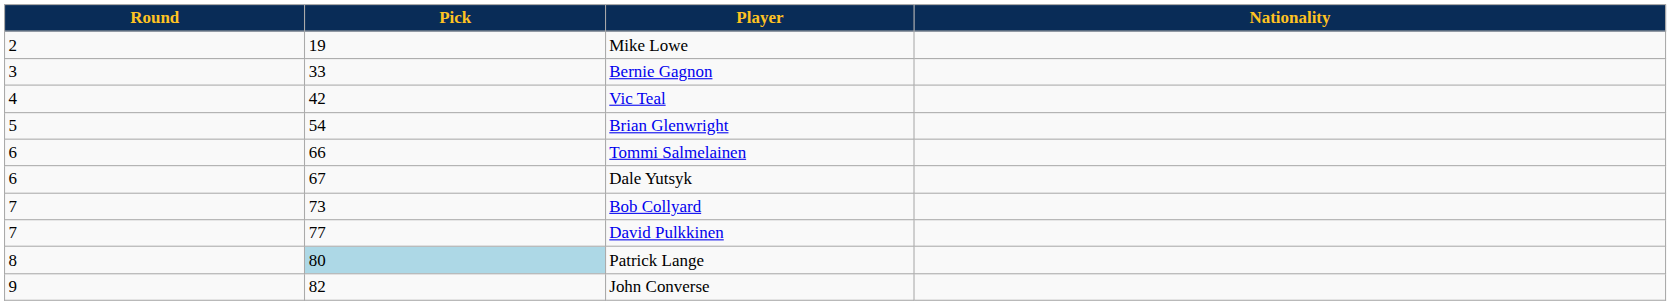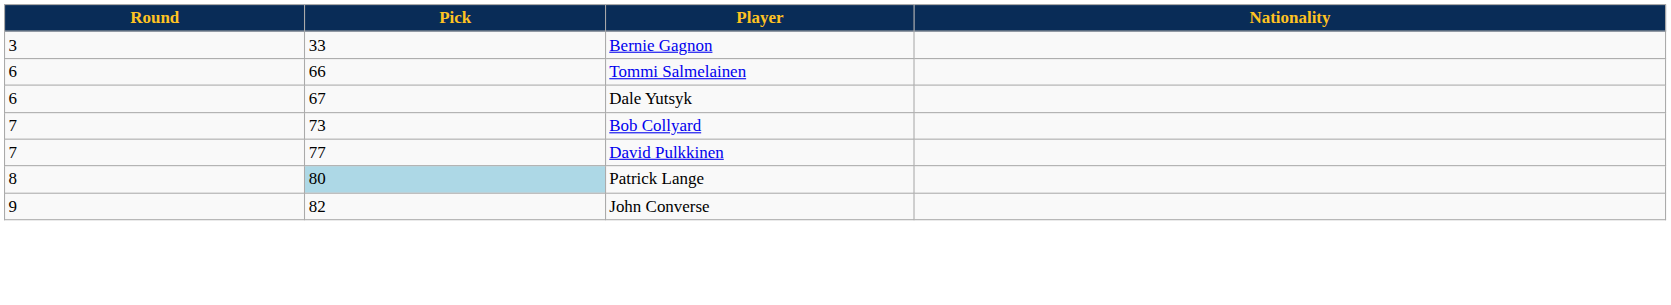- row: (649, 44)
- row: (637, 98)
- row: (669, 125)
